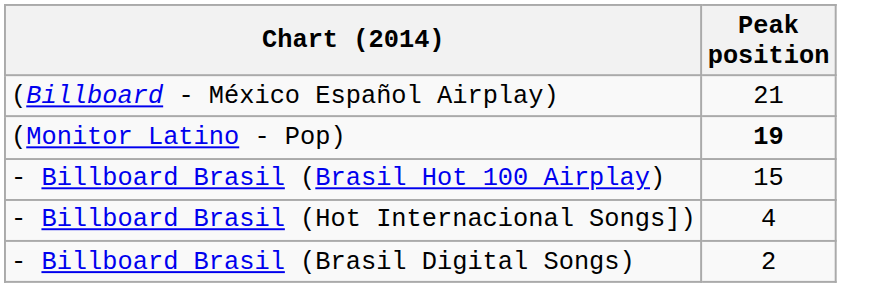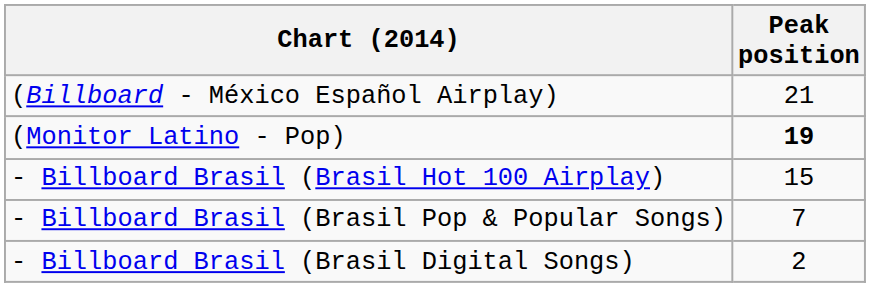+ row: (369, 220)
- row: (353, 220)
